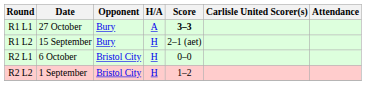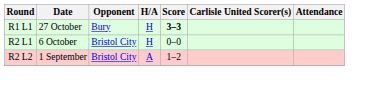(154, 27) A -> (149, 27) H
- row: (20, 42)
(154, 73) H -> (149, 57) A
